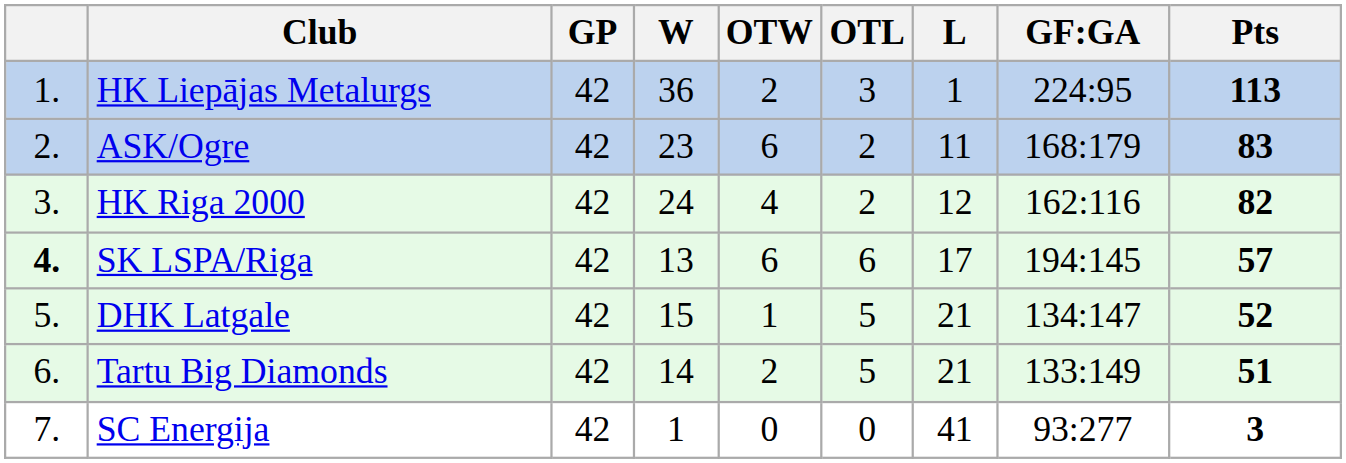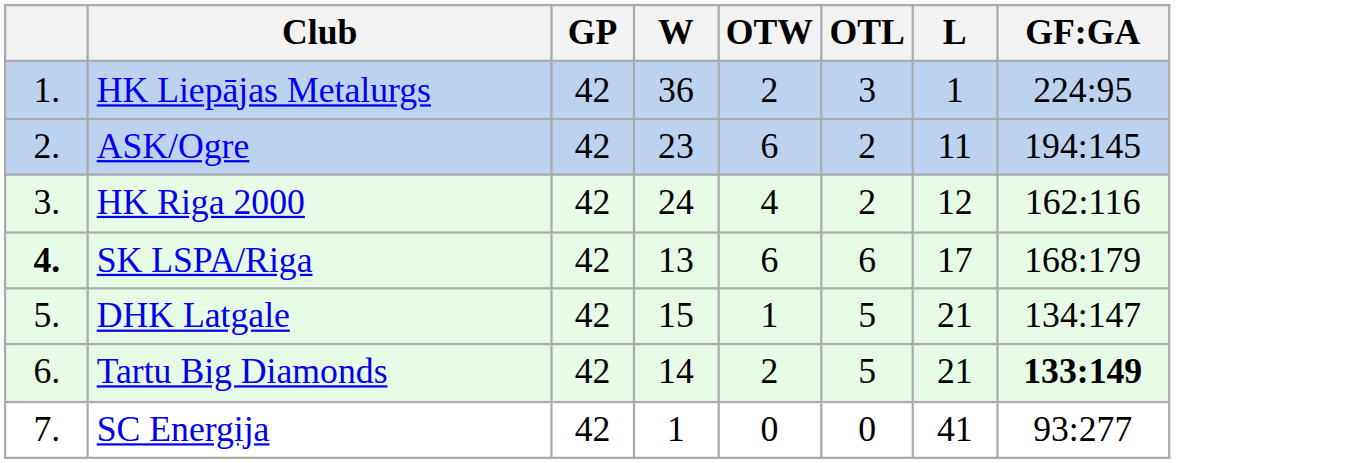- column: (1255, 32)
(1083, 145) 168:179 -> (1083, 145) 194:145
(1083, 259) 194:145 -> (1083, 259) 168:179
(1083, 372) normal -> (1083, 372) bold
